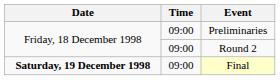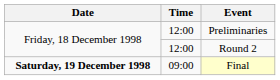(181, 30) 09:00 -> (181, 30) 12:00
(181, 48) 09:00 -> (181, 48) 12:00
